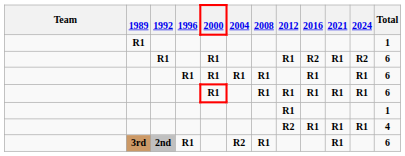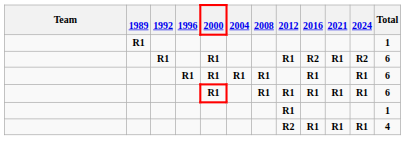- row: (139, 143)
